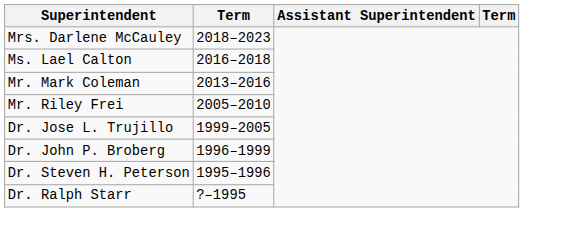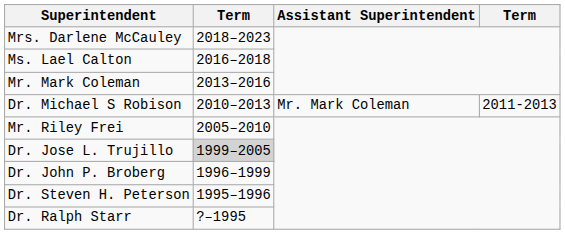+ row: (95, 106)
(234, 128) no background -> (234, 151) lightgrey background
